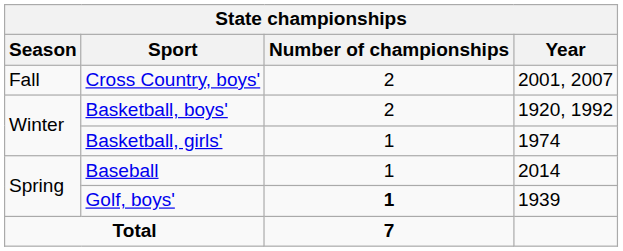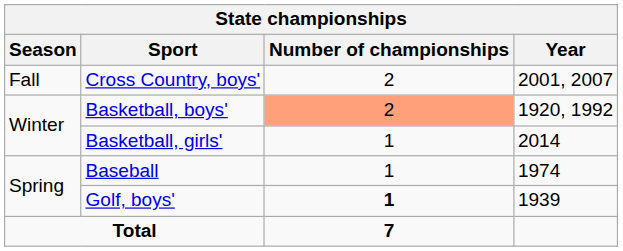(389, 110) no background -> (389, 110) lightsalmon background
(539, 140) 1974 -> (539, 140) 2014
(539, 170) 2014 -> (539, 170) 1974
